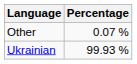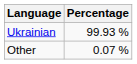rows swapped: (31, 50) <-> (21, 31)
